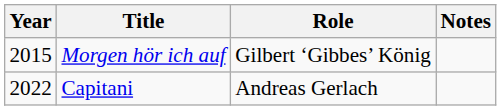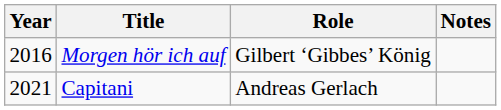(31, 54) 2015 -> (31, 54) 2016
(31, 88) 2022 -> (31, 88) 2021
